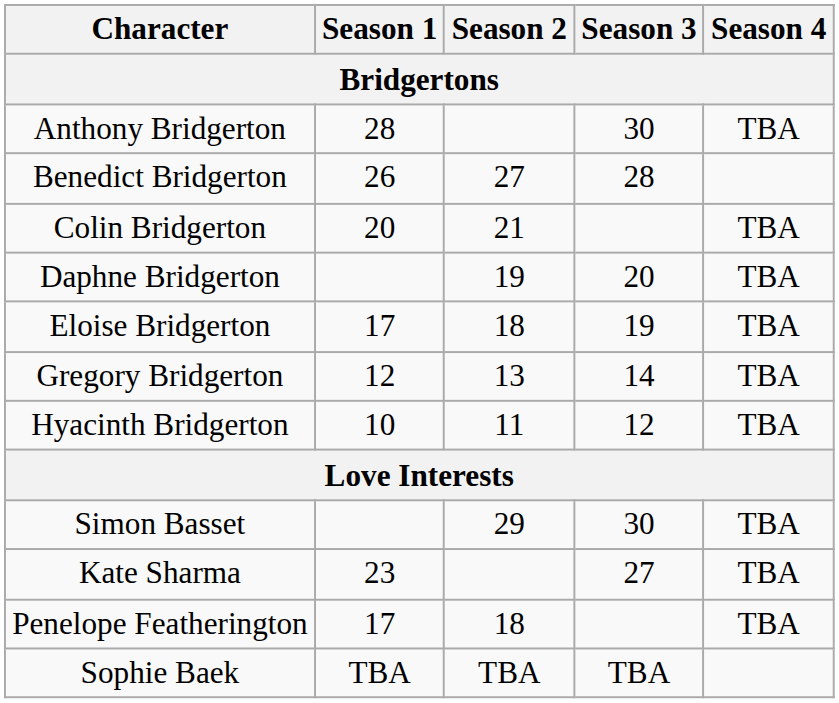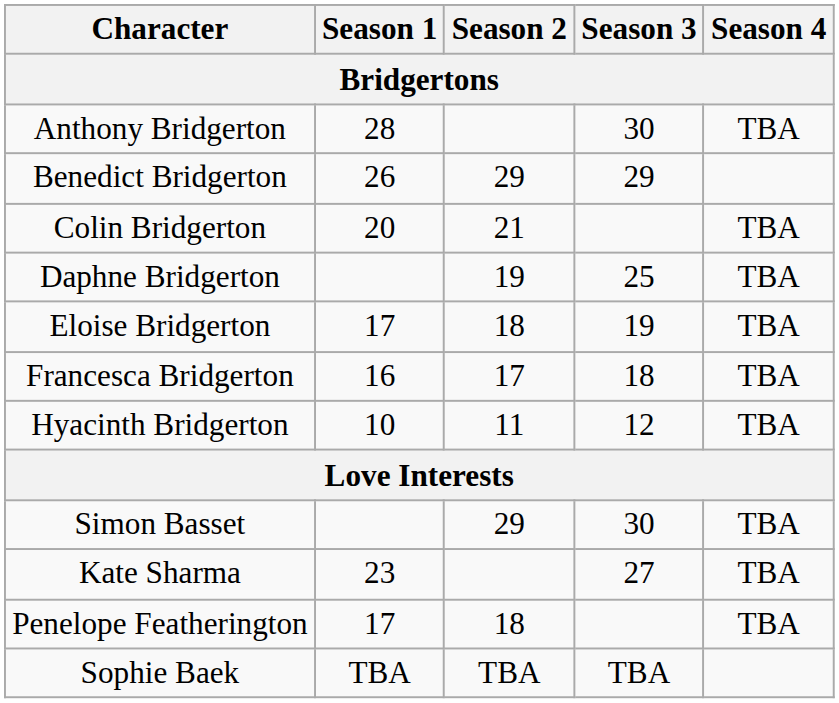(509, 177) 27 -> (509, 177) 29
(639, 177) 28 -> (639, 177) 29
(639, 276) 20 -> (639, 276) 25
+ row: (160, 375)
- row: (160, 375)
